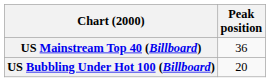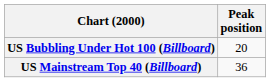rows swapped: (111, 67) <-> (111, 47)
